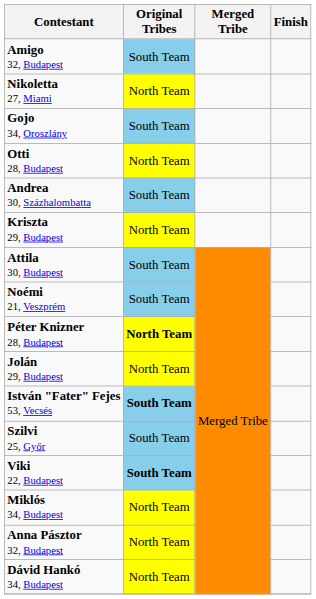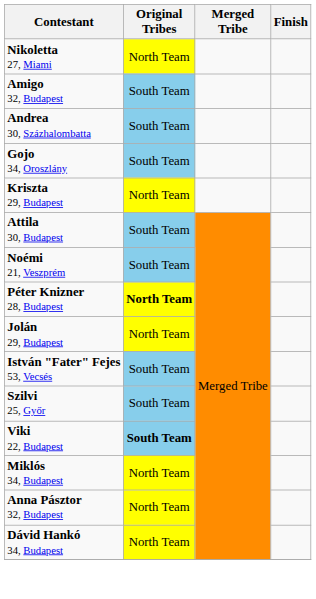rows swapped: (33, 91) <-> (35, 56)
rows swapped: (37, 125) <-> (49, 195)
- row: (35, 160)
(159, 403) bold -> (159, 368) normal
